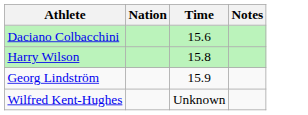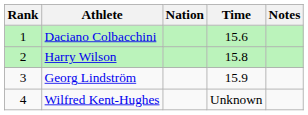+ column: (23, 15)
